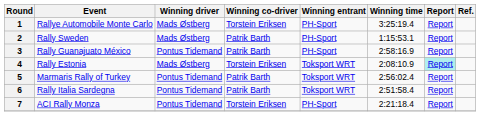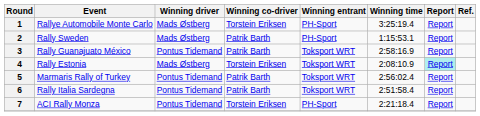(319, 50) PH-Sport -> (328, 50) Toksport WRT
